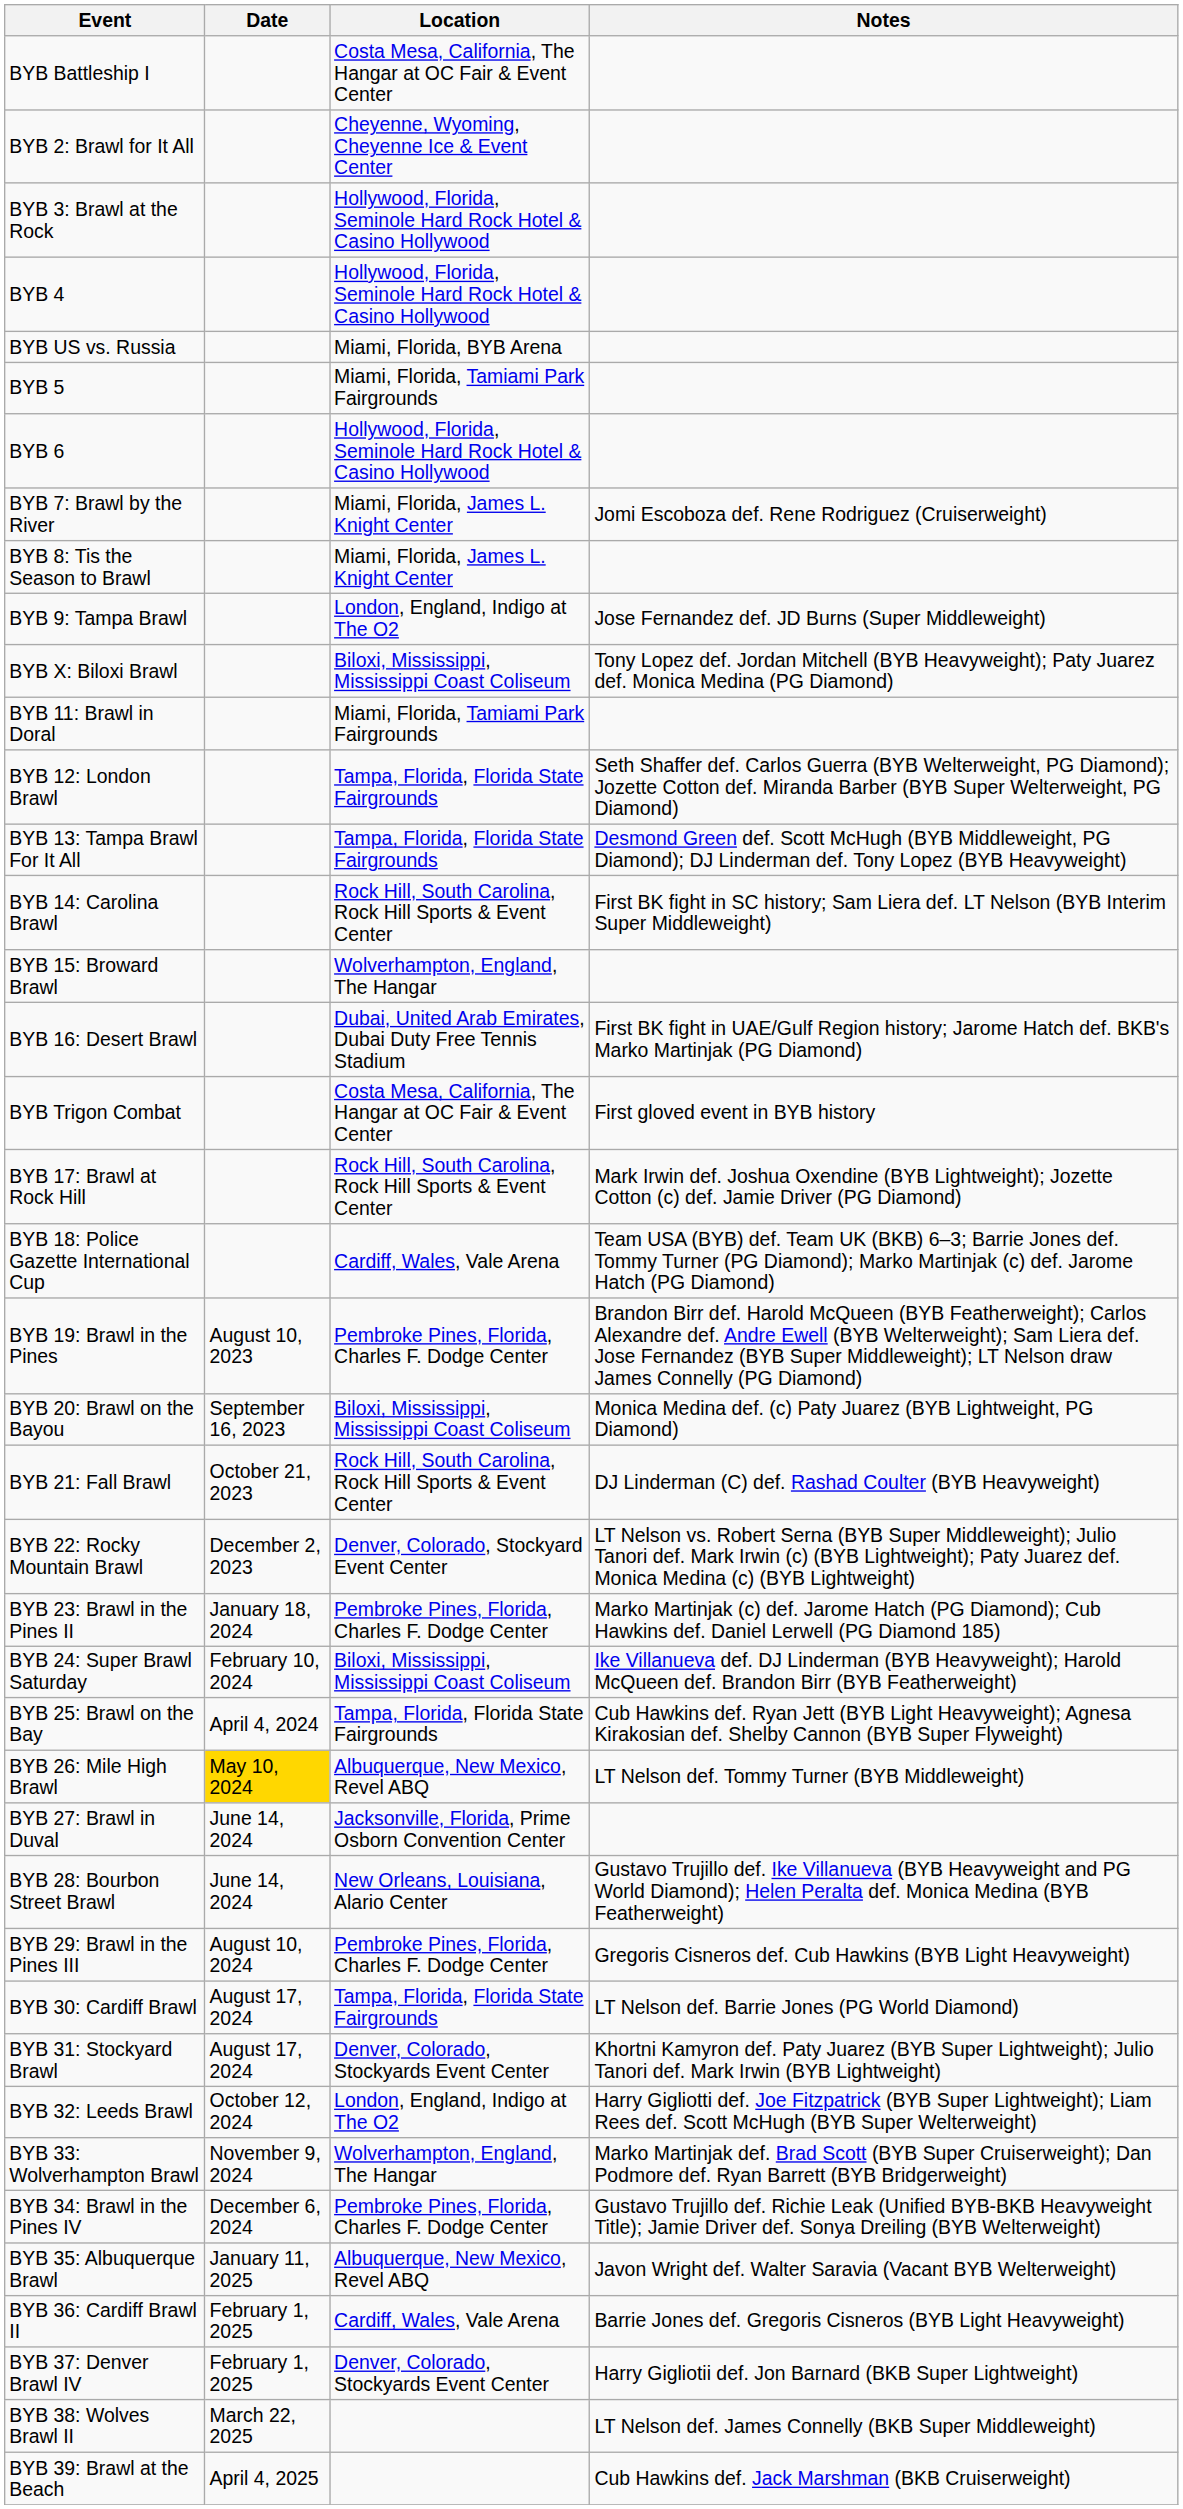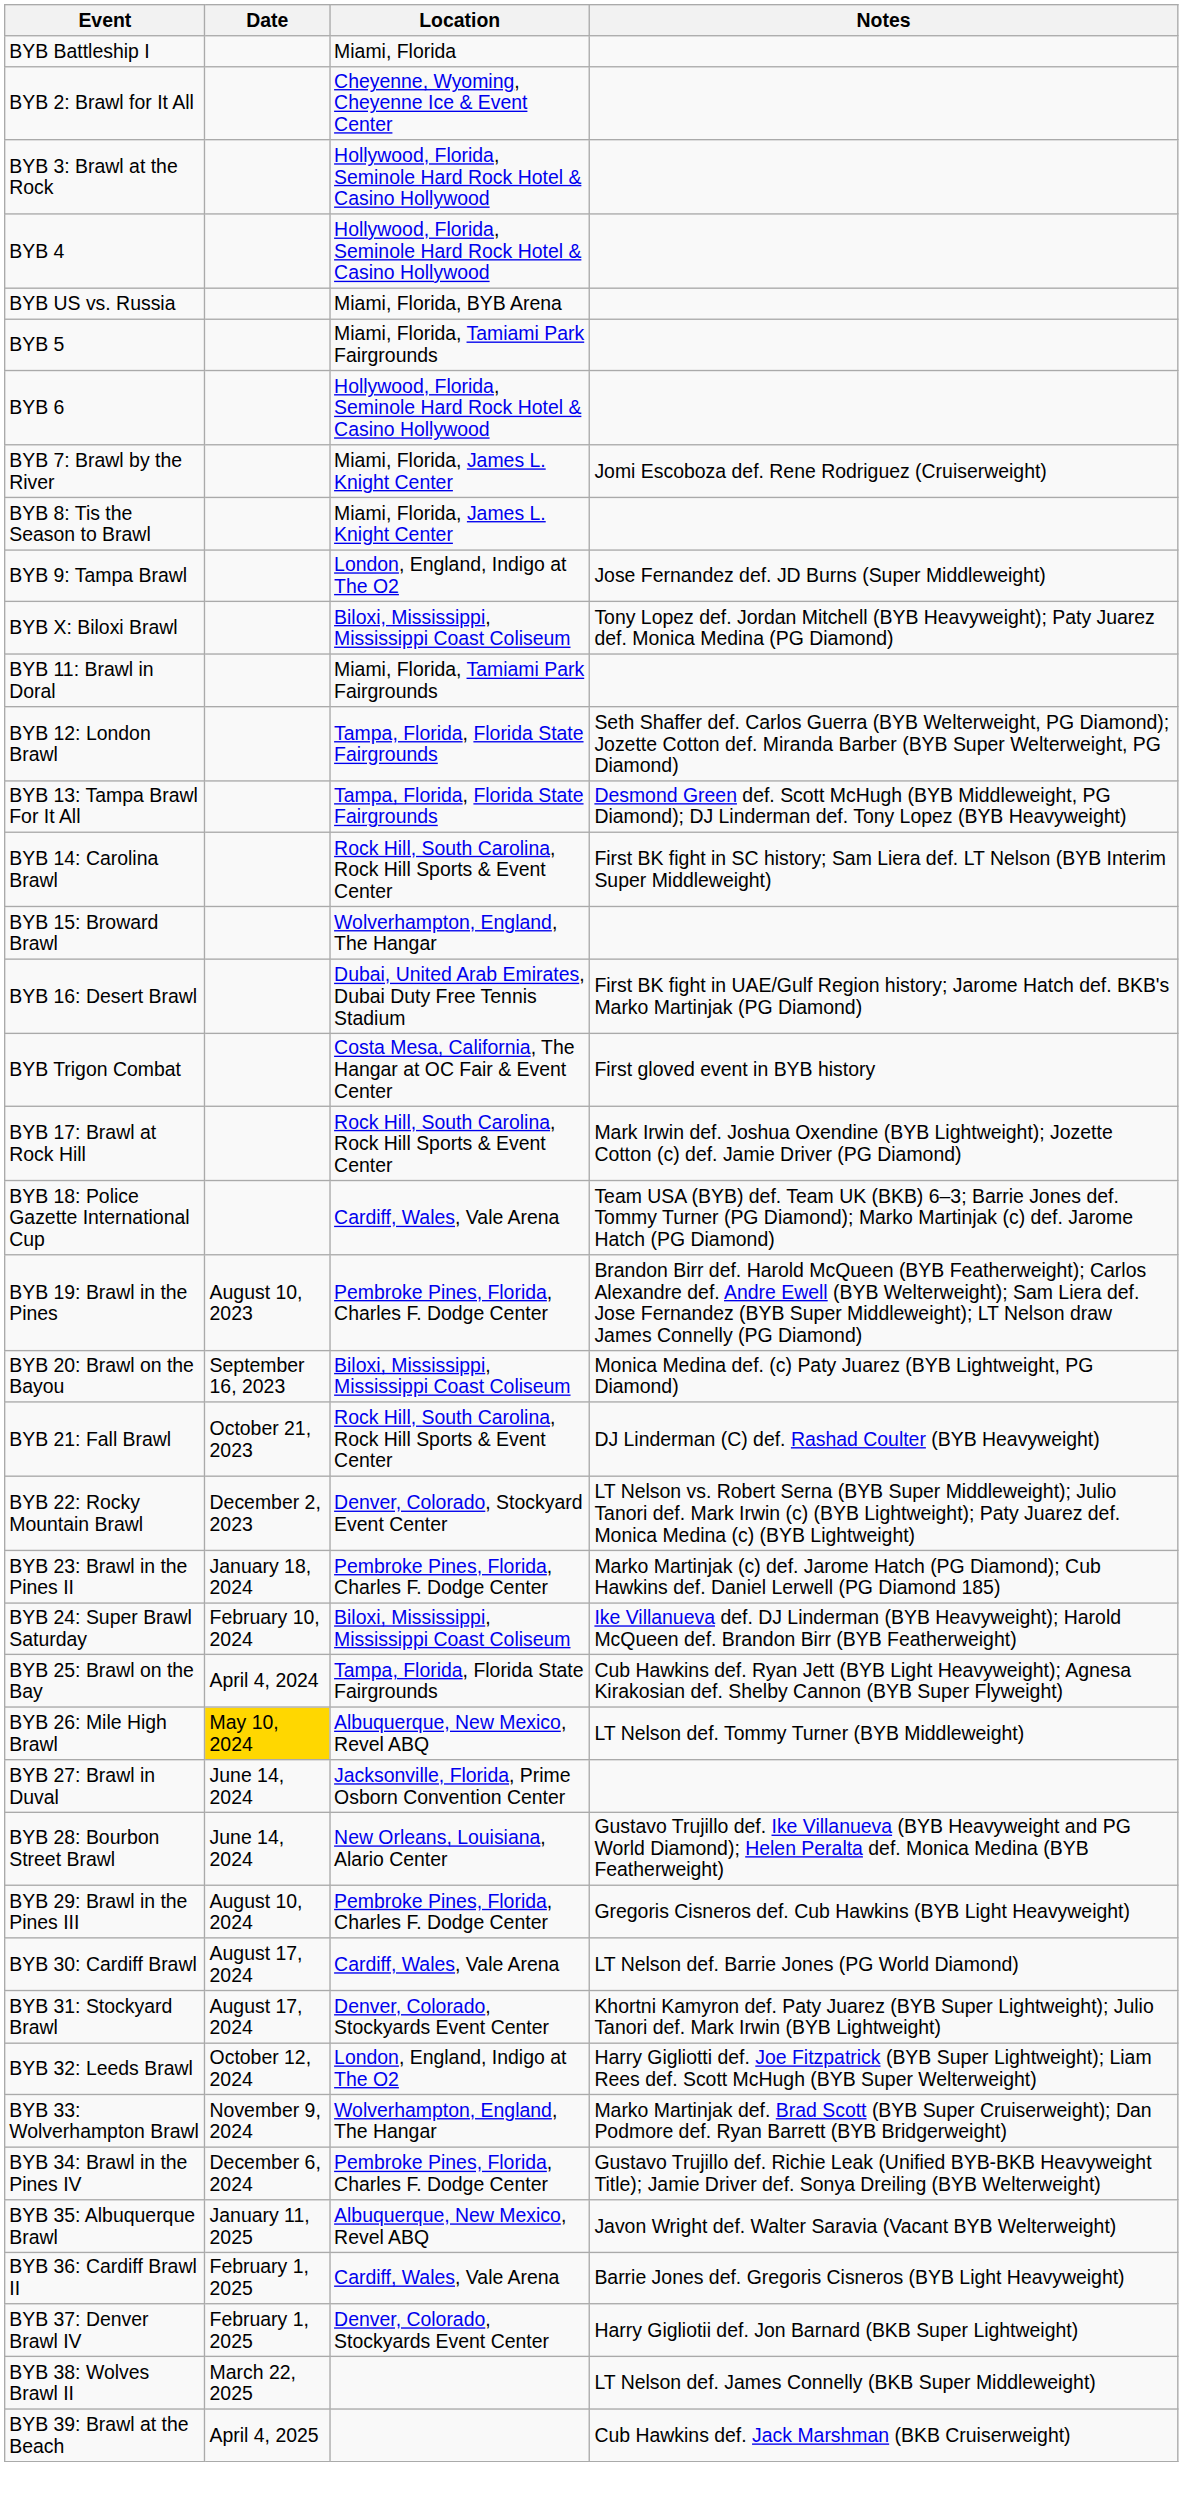(454, 73) Costa Mesa, California, The Hangar at OC Fair & Event Center -> (395, 51) Miami, Florida
(459, 2008) Tampa, Florida, Florida State Fairgrounds -> (447, 1964) Cardiff, Wales, Vale Arena
